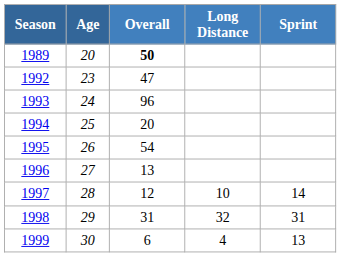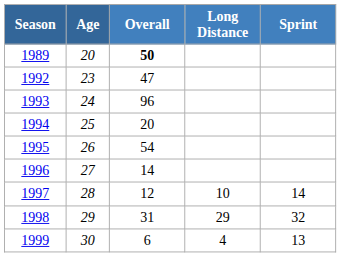(147, 171) 13 -> (147, 171) 14
(223, 217) 32 -> (223, 217) 29
(298, 217) 31 -> (298, 217) 32
